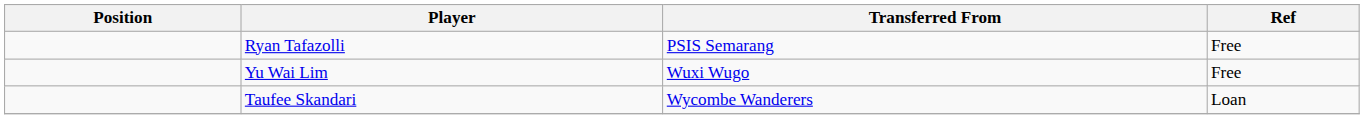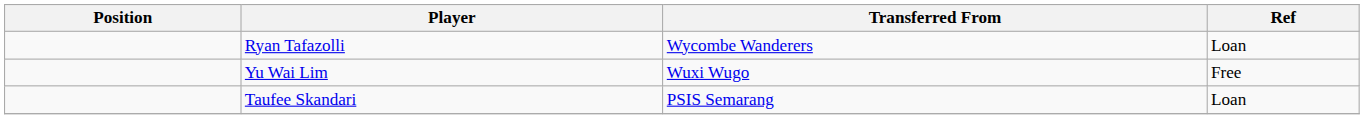(720, 45) PSIS Semarang -> (740, 45) Wycombe Wanderers
(1226, 45) Free -> (1229, 45) Loan
(740, 99) Wycombe Wanderers -> (720, 99) PSIS Semarang
